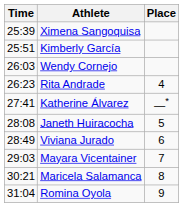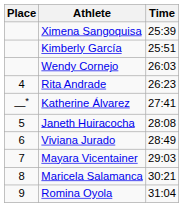columns swapped: (161, 13) <-> (21, 13)
